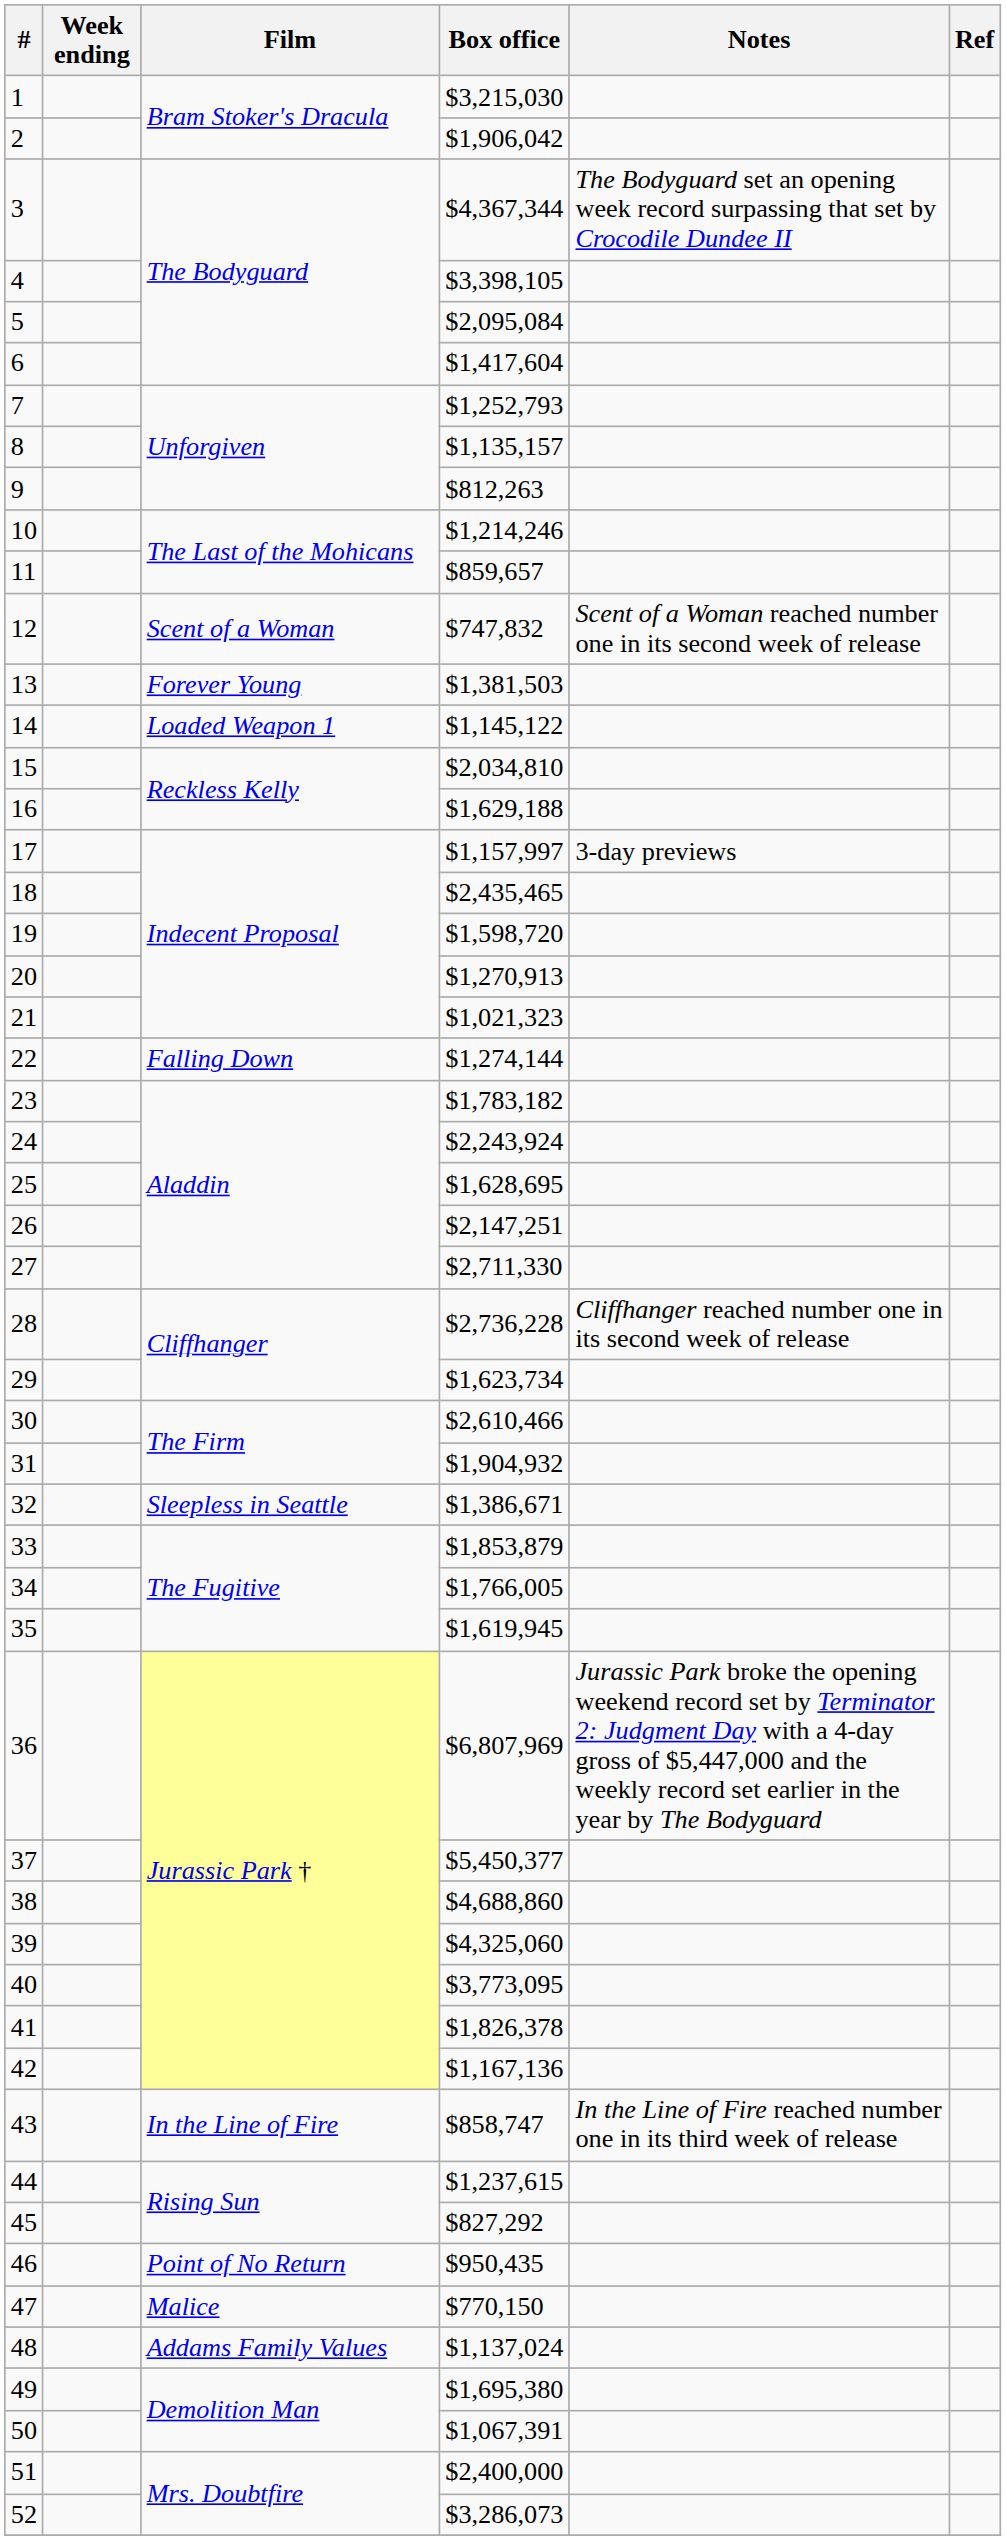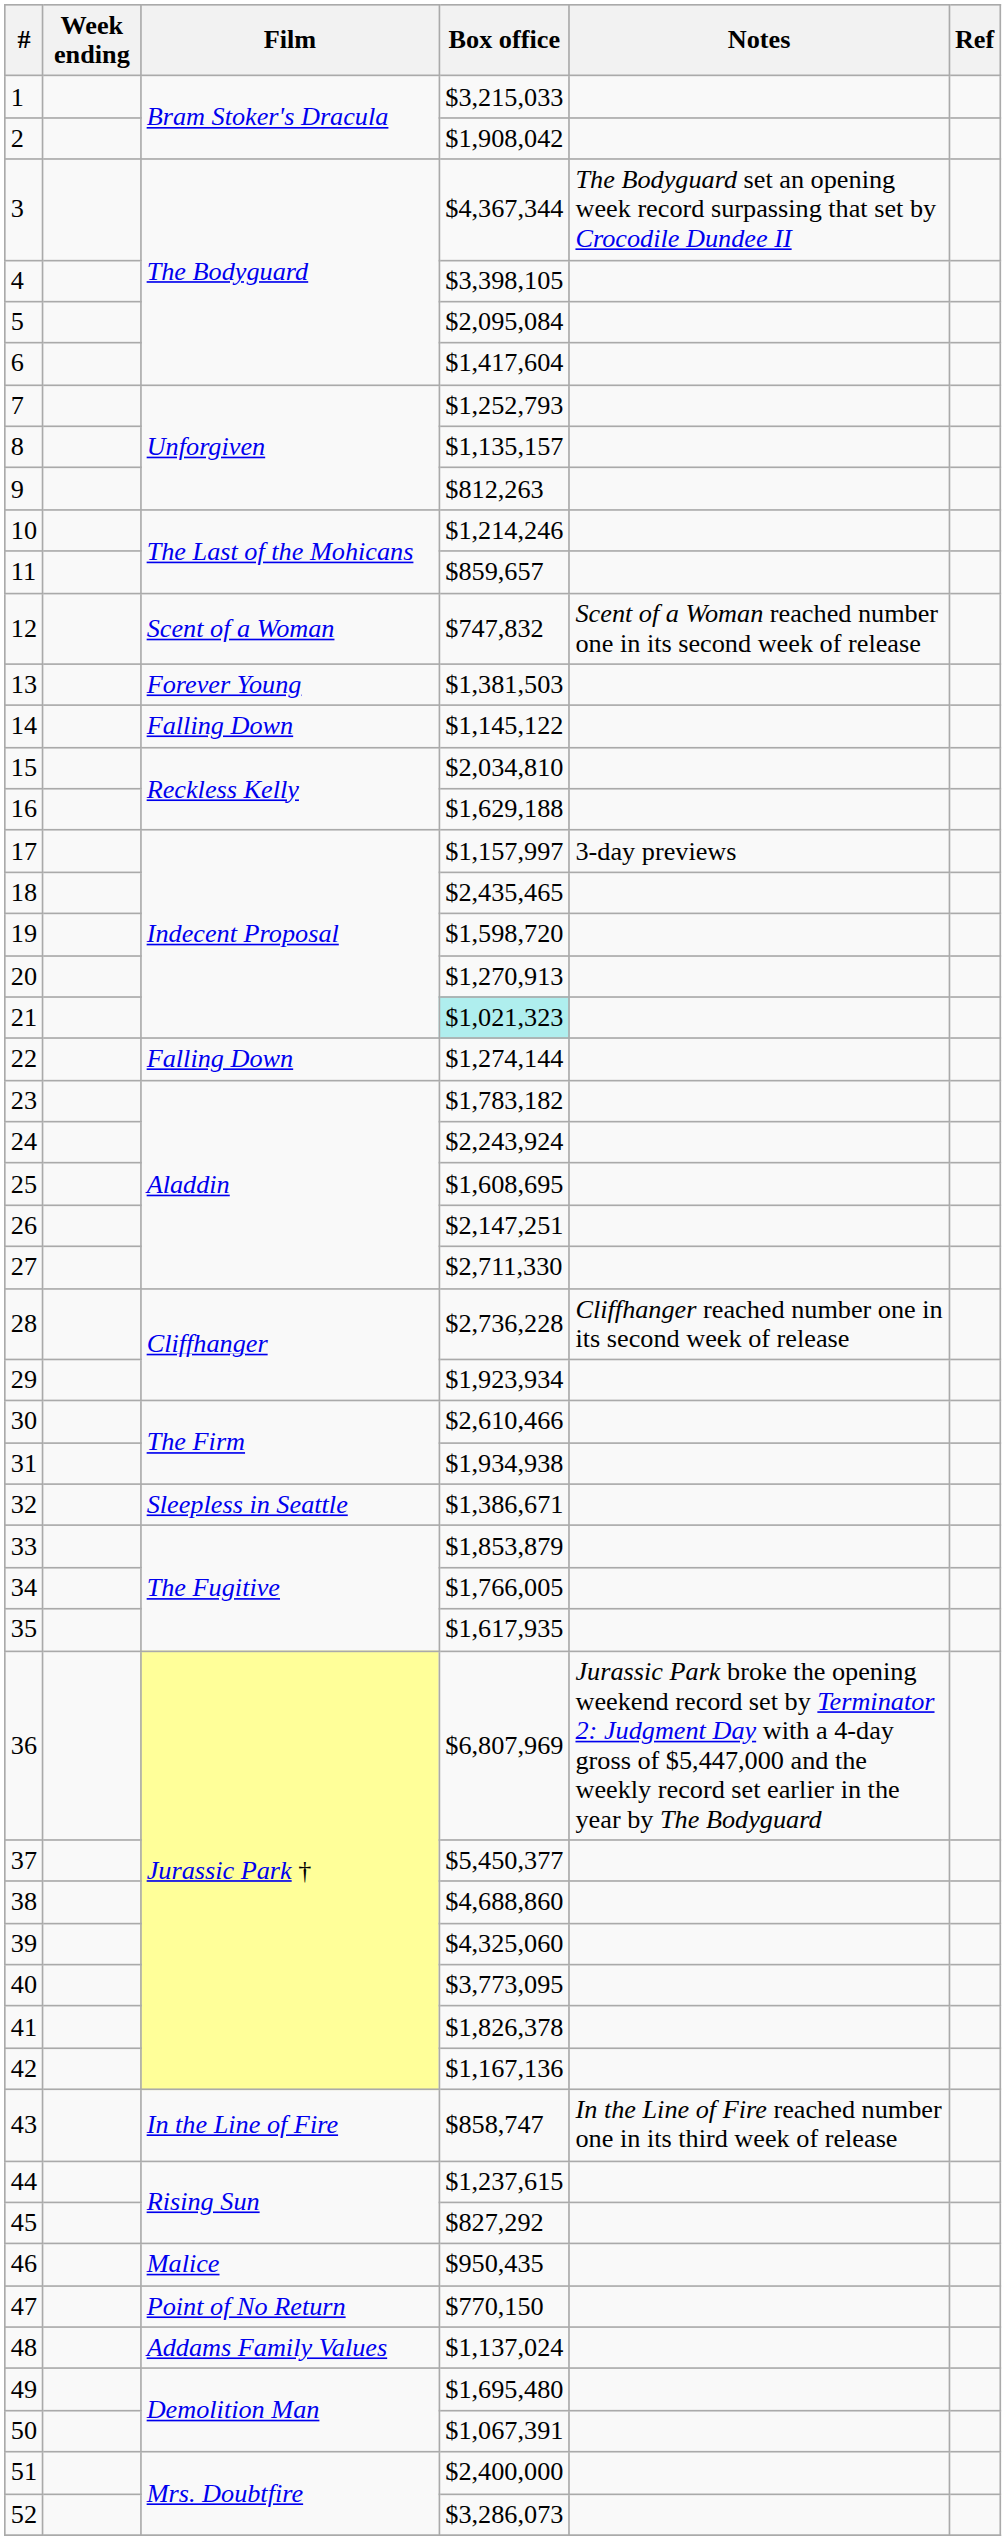(504, 96) $3,215,030 -> (504, 96) $3,215,033
(504, 138) $1,906,042 -> (504, 138) $1,908,042
(241, 725) Loaded Weapon 1 -> (220, 725) Falling Down
(504, 1017) no background -> (504, 1017) paleturquoise background
(504, 1183) $1,628,695 -> (504, 1183) $1,608,695
(504, 1379) $1,623,734 -> (504, 1379) $1,923,934
(504, 1462) $1,904,932 -> (504, 1462) $1,934,938
(504, 1629) $1,619,945 -> (504, 1629) $1,617,935
(246, 2264) Point of No Return -> (183, 2264) Malice
(183, 2305) Malice -> (246, 2305) Point of No Return
(504, 2389) $1,695,380 -> (504, 2389) $1,695,480
